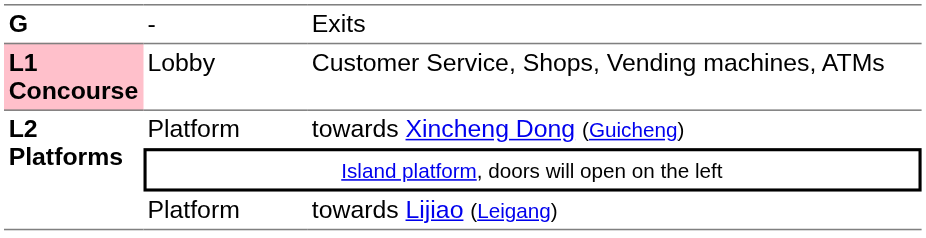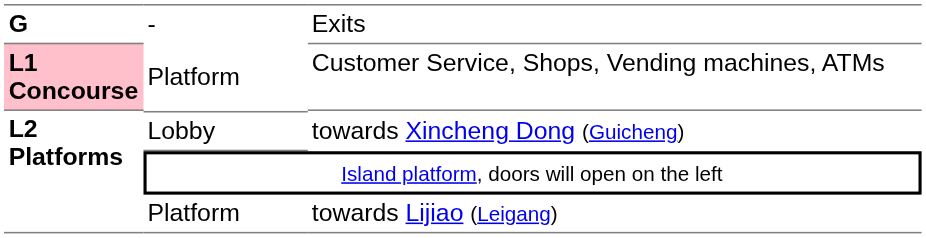(181, 62) Lobby -> (194, 76) Platform
(194, 129) Platform -> (181, 130) Lobby
